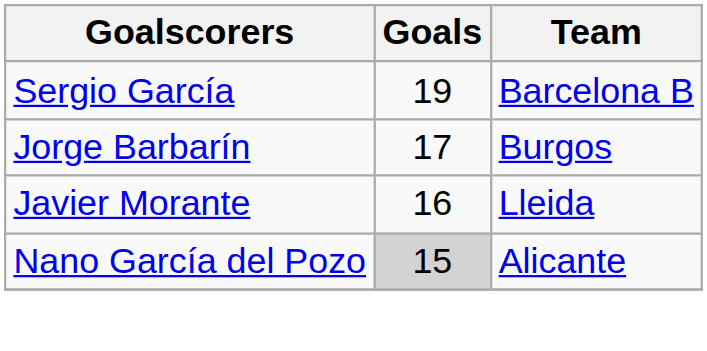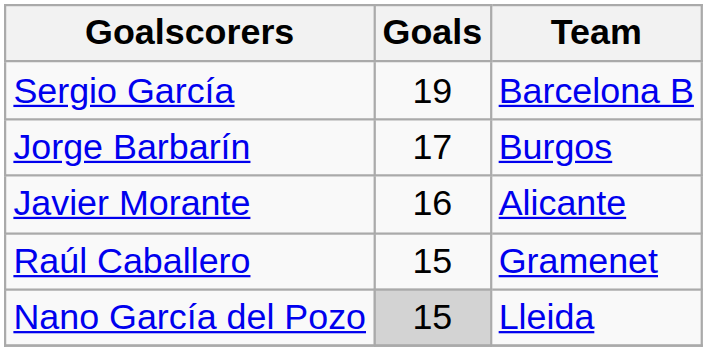(546, 203) Lleida -> (562, 203) Alicante
+ row: (132, 260)
(562, 260) Alicante -> (546, 317) Lleida
